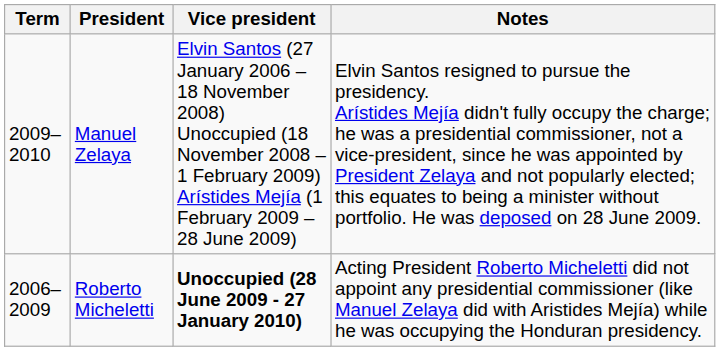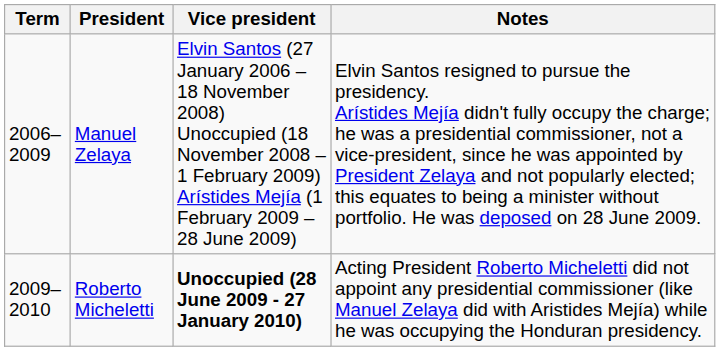(35, 143) 2009–2010 -> (35, 143) 2006–2009
(35, 299) 2006–2009 -> (35, 299) 2009–2010
